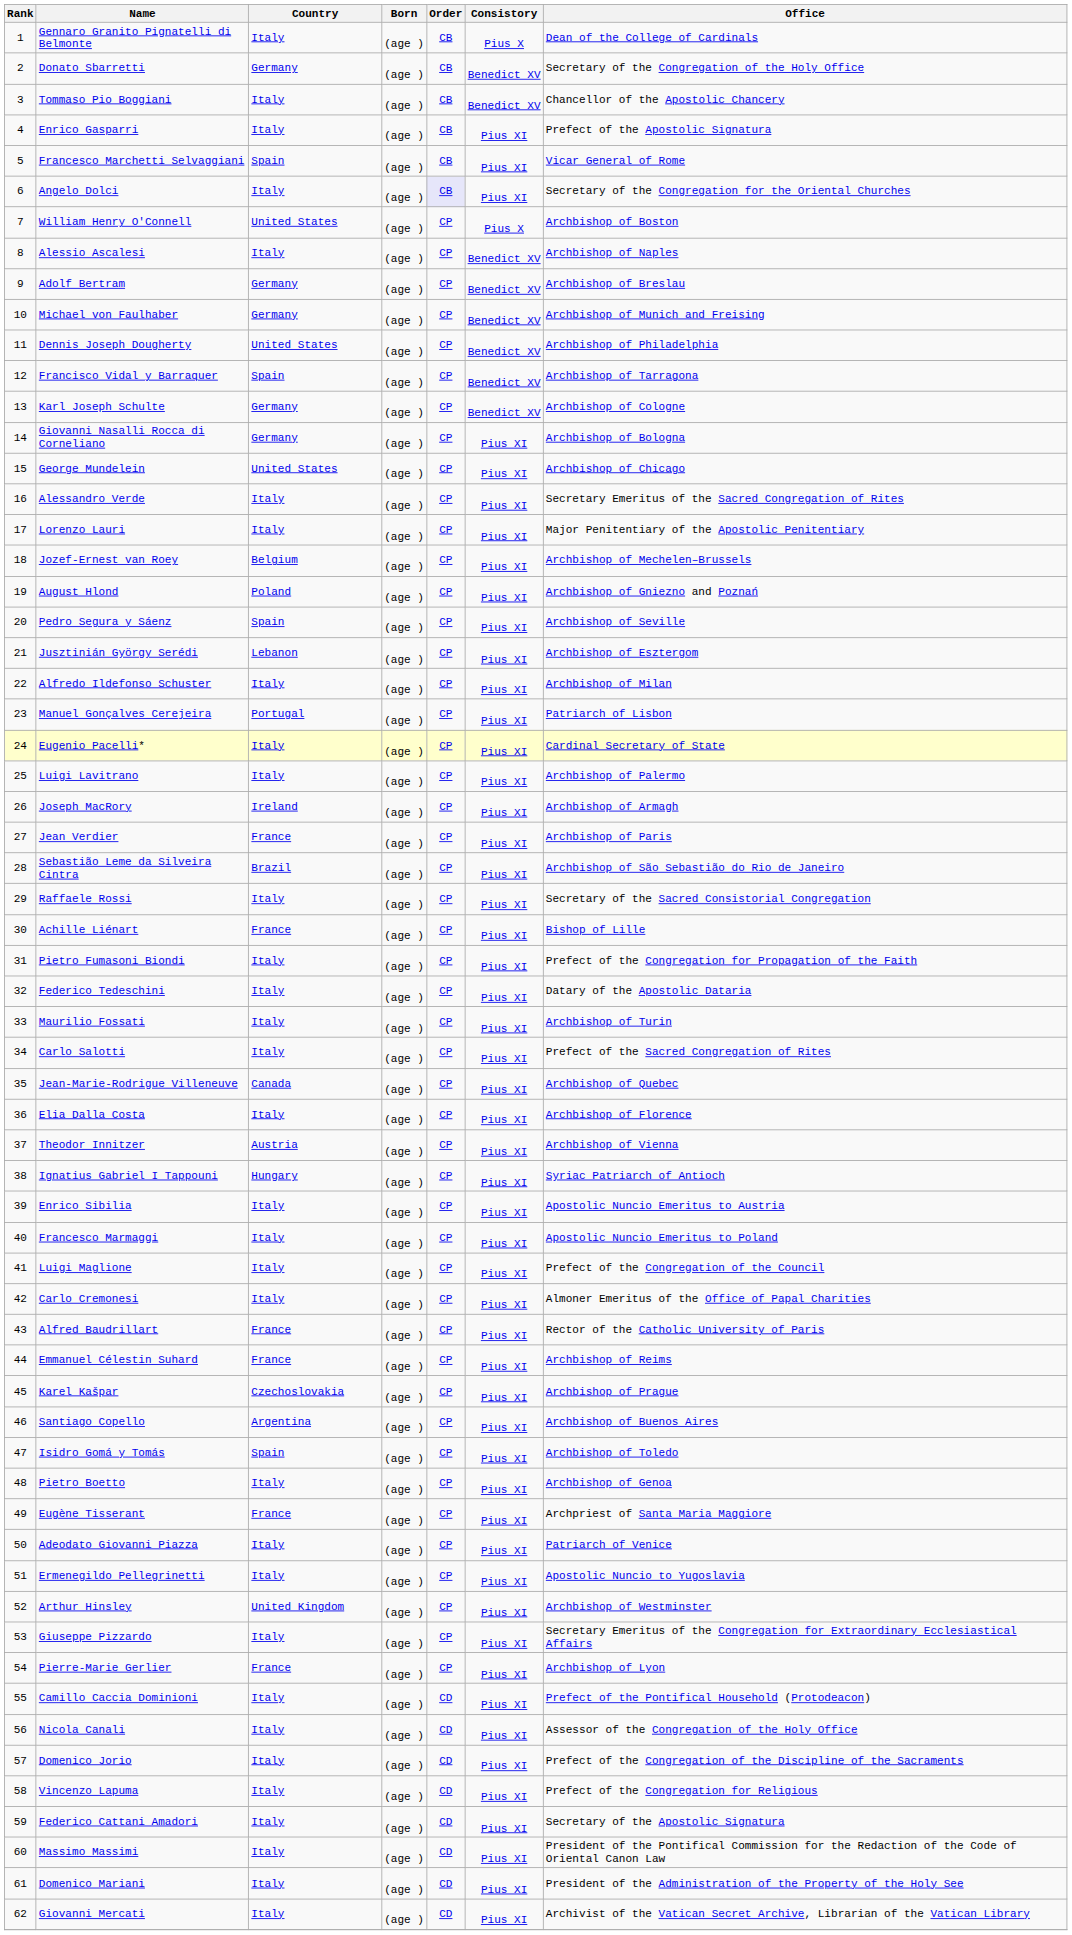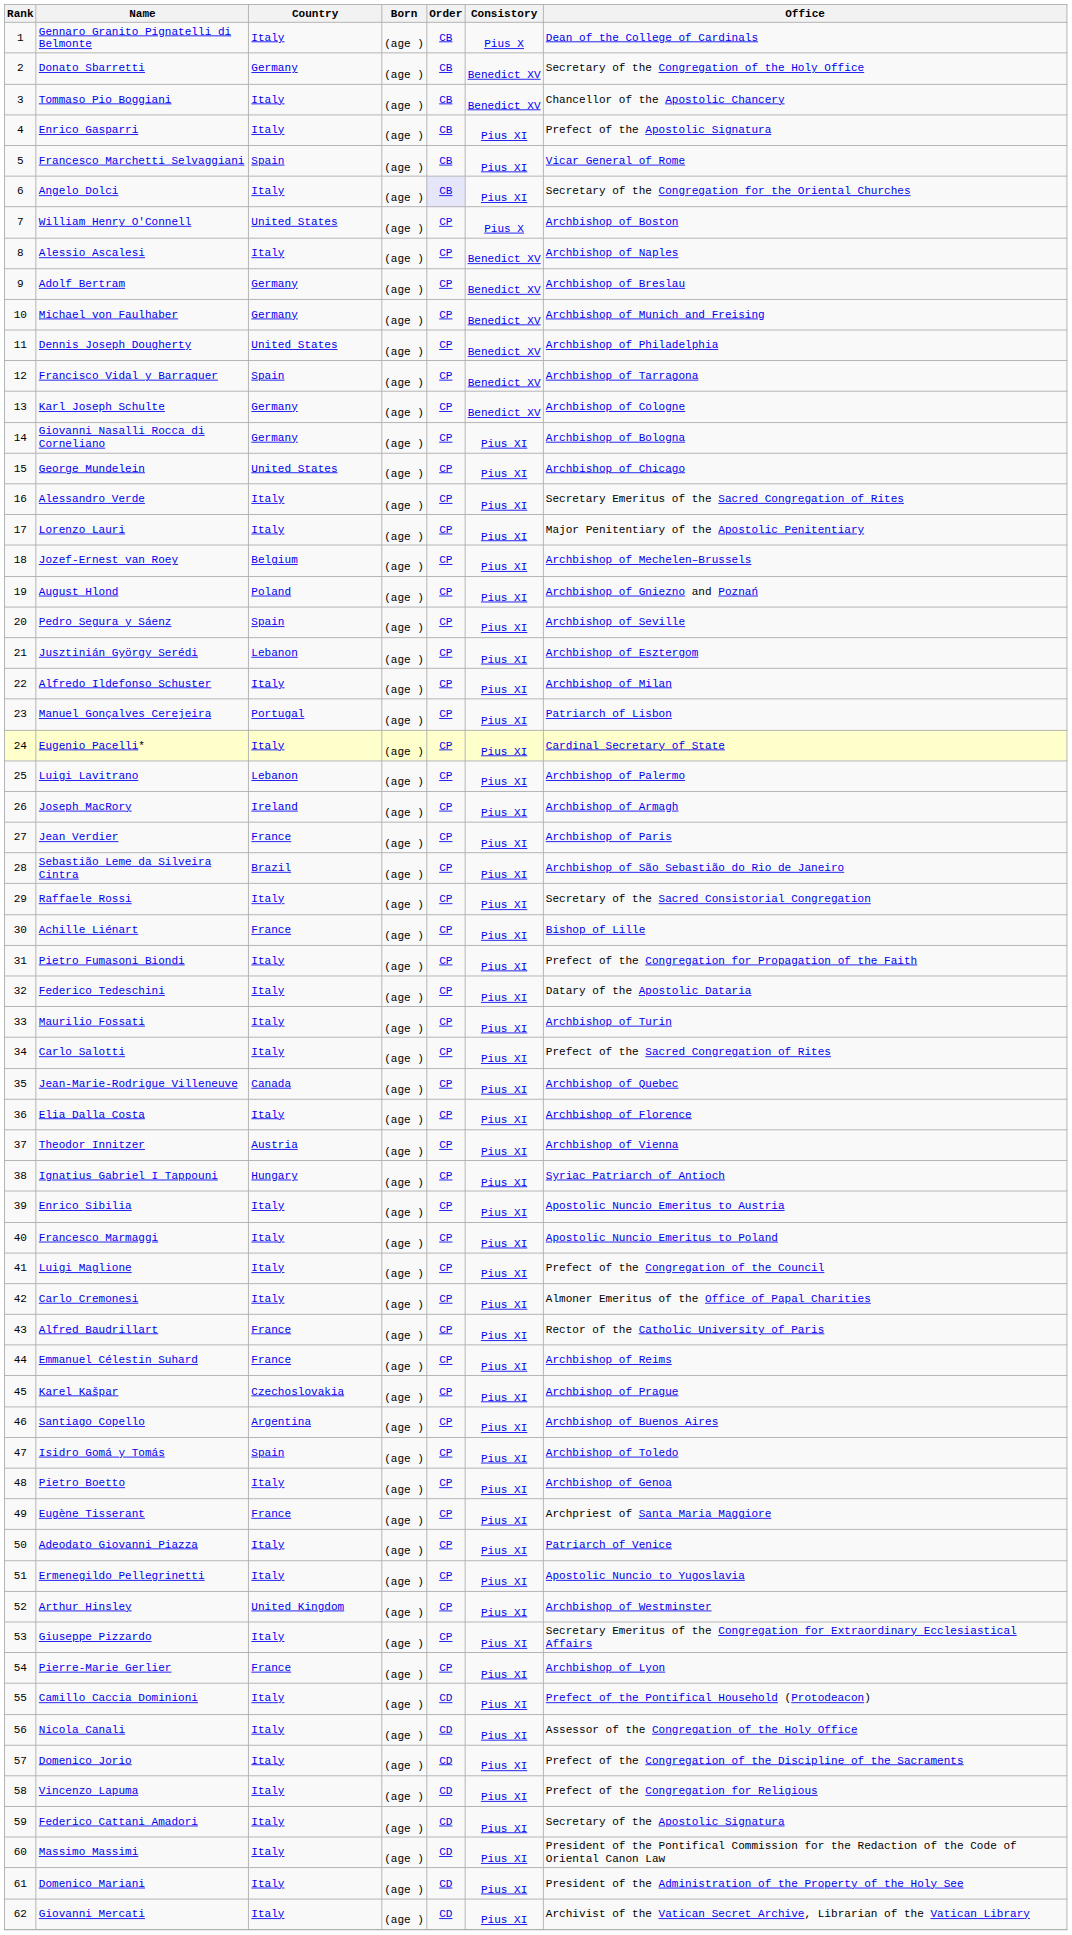(268, 776) Italy -> (275, 776) Lebanon
